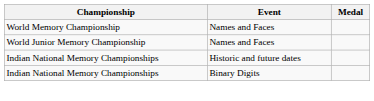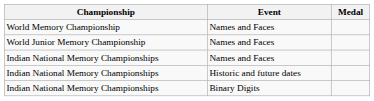+ row: (82, 58)
